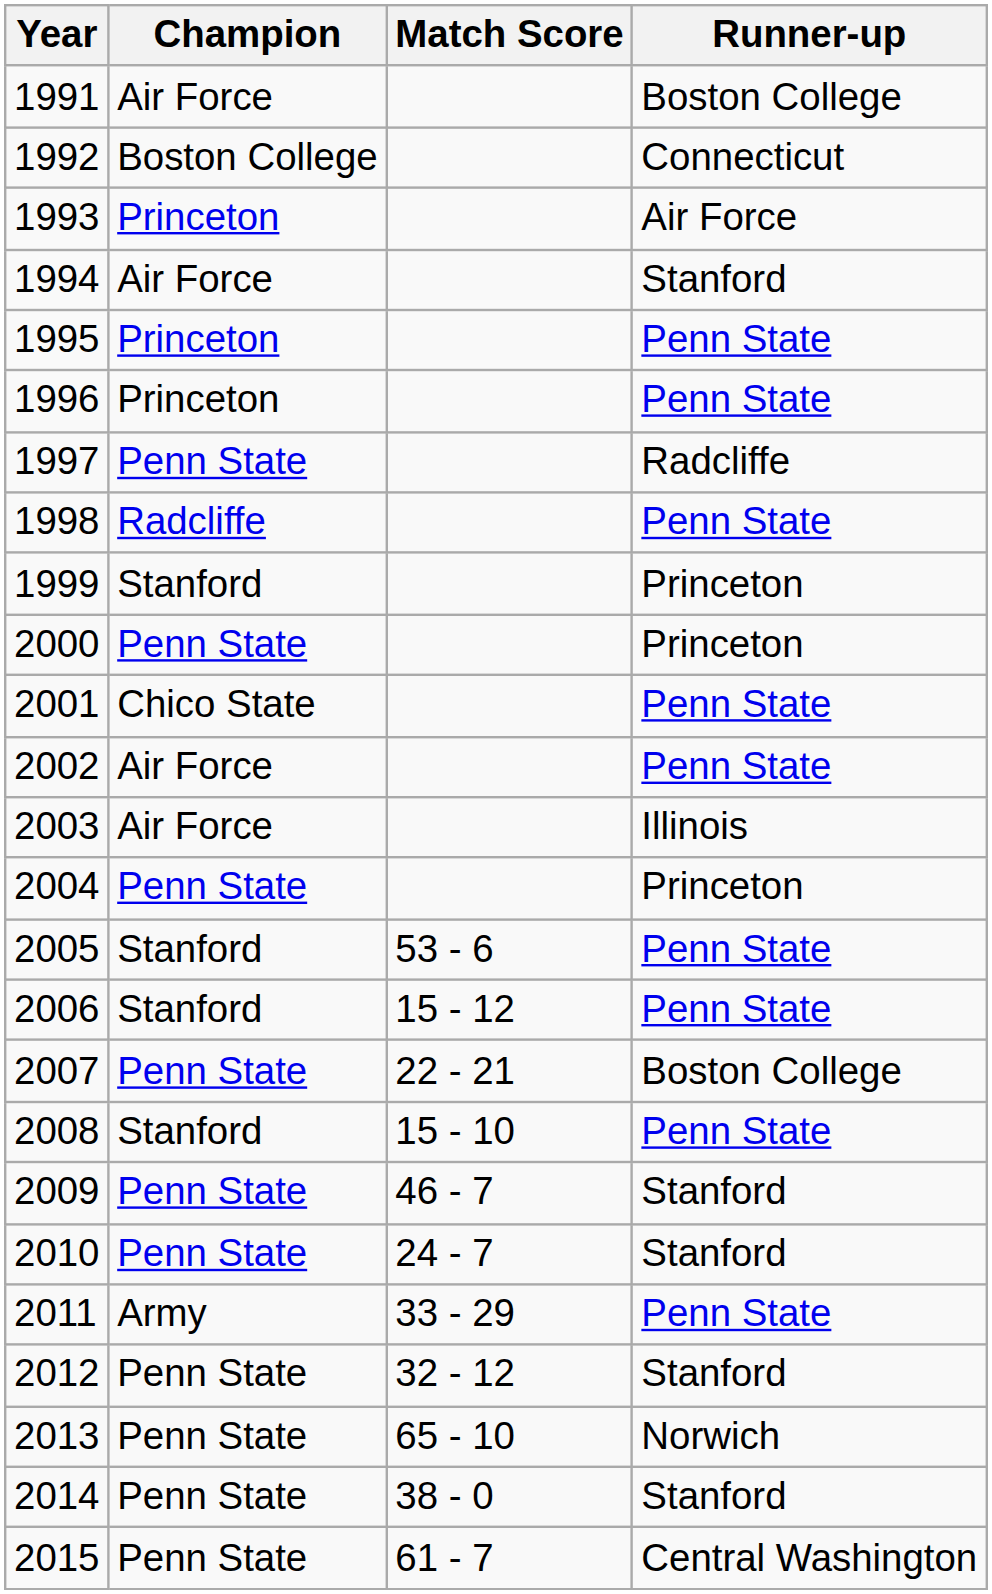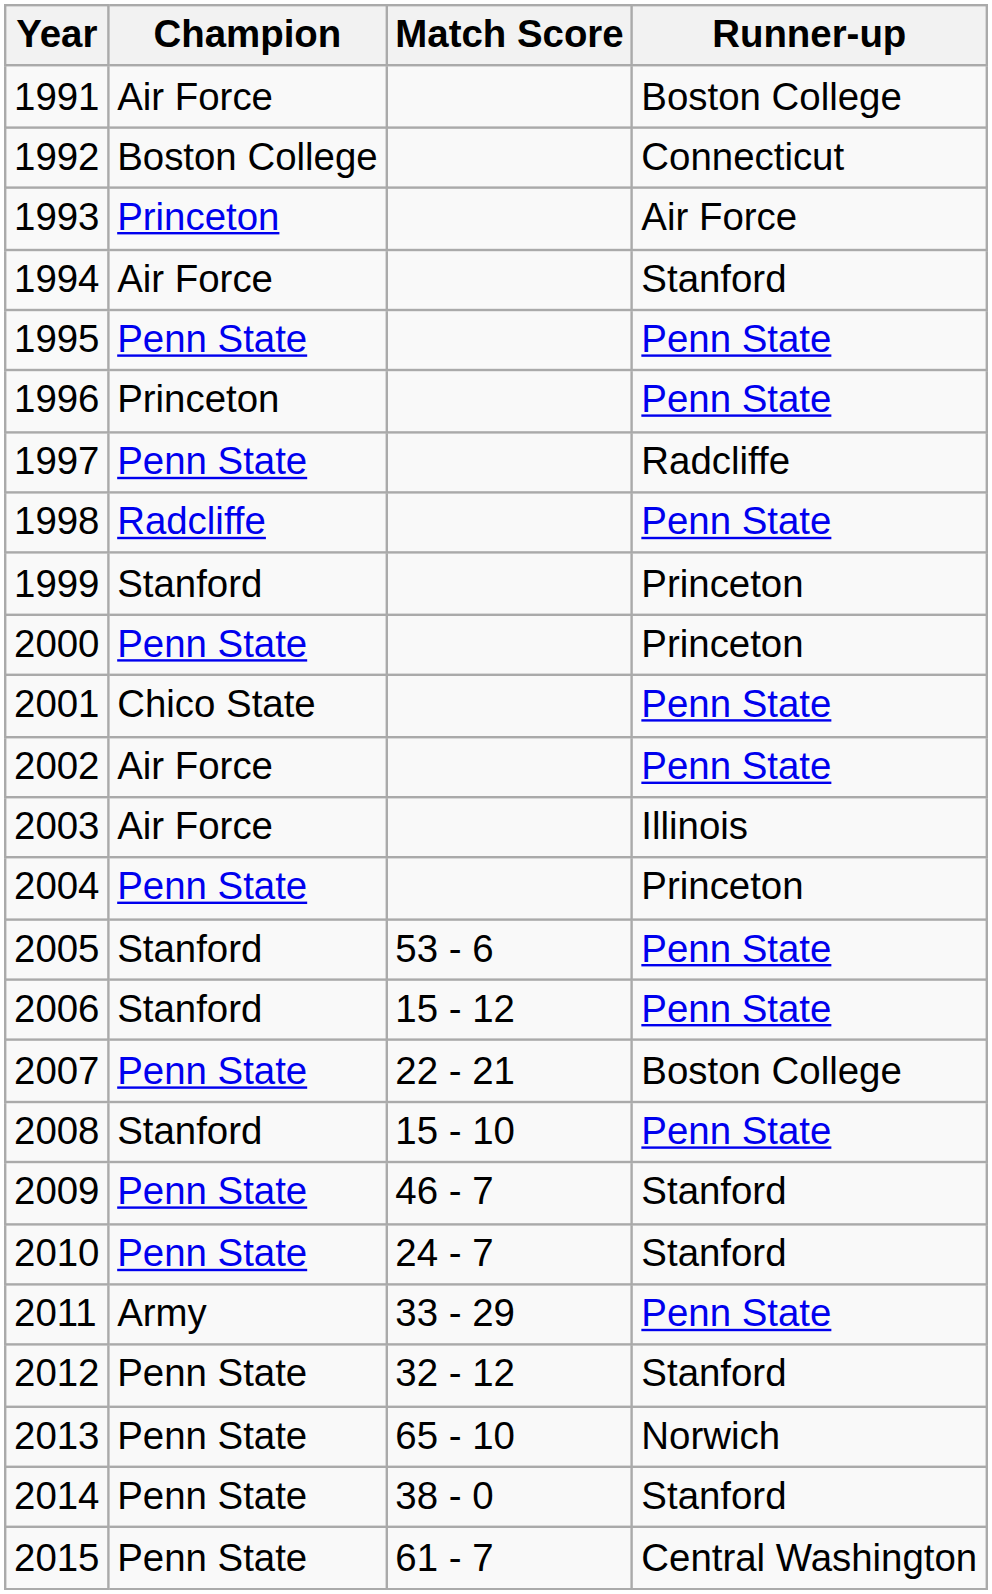(198, 339) Princeton -> (212, 339) Penn State
